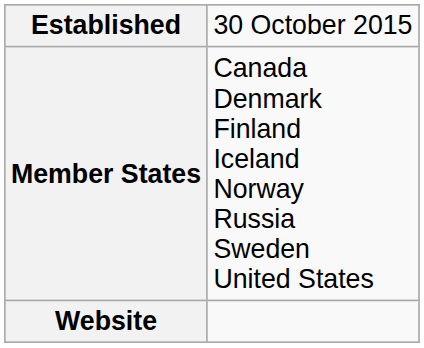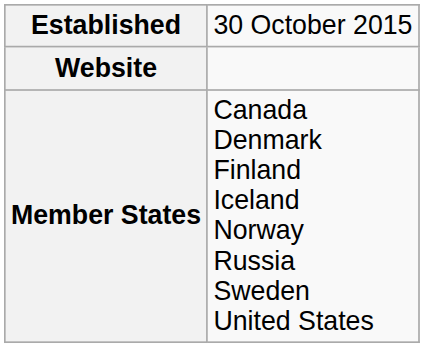rows swapped: (106, 173) <-> (106, 320)
